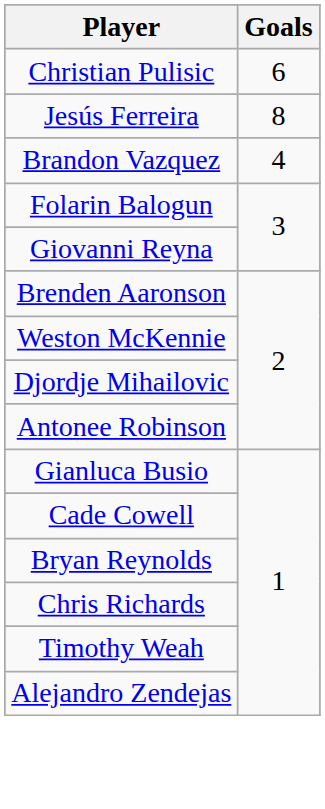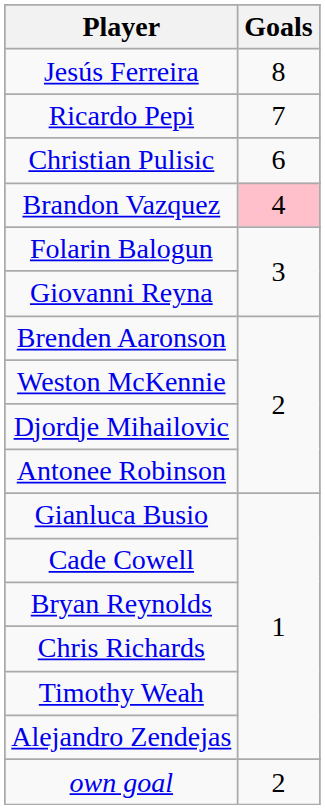rows swapped: (121, 115) <-> (121, 71)
+ row: (121, 115)
(279, 159) no background -> (279, 204) pink background
+ row: (121, 781)
